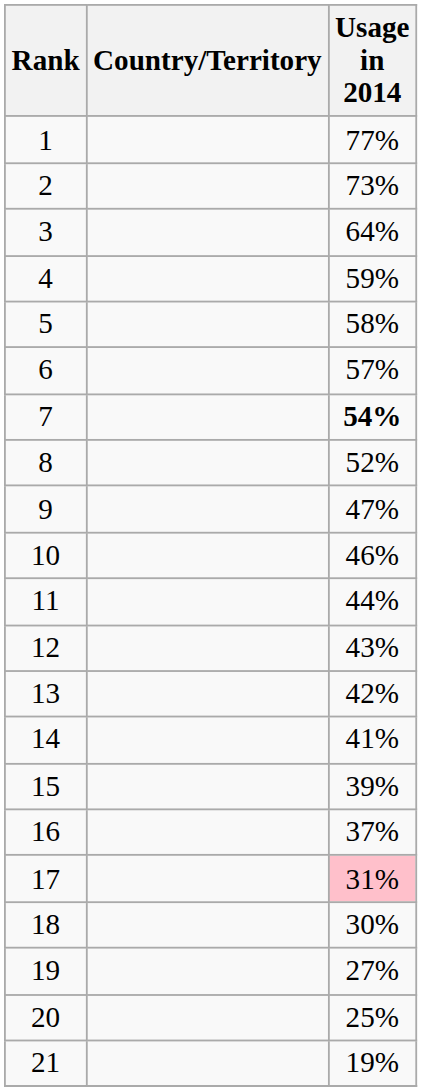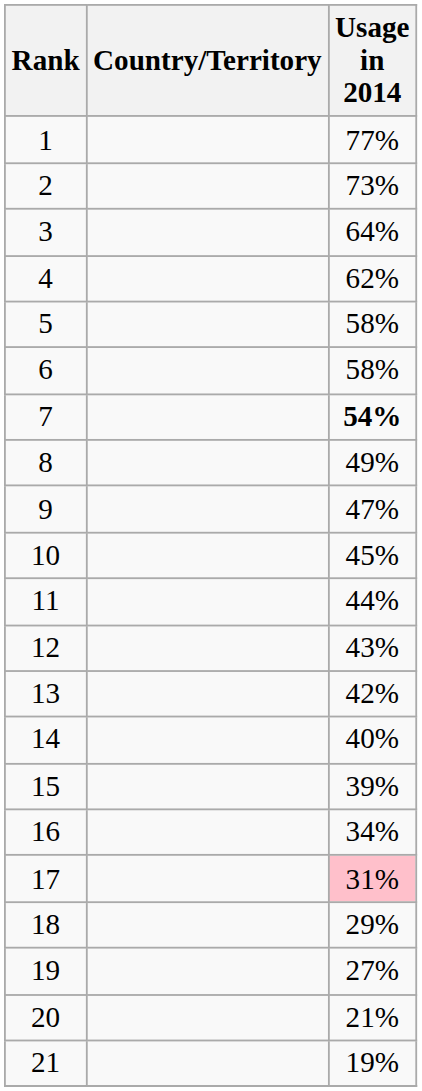(372, 277) 59% -> (372, 277) 62%
(372, 370) 57% -> (372, 370) 58%
(372, 462) 52% -> (372, 462) 49%
(372, 554) 46% -> (372, 554) 45%
(372, 739) 41% -> (372, 739) 40%
(372, 832) 37% -> (372, 832) 34%
(372, 924) 30% -> (372, 924) 29%
(372, 1016) 25% -> (372, 1016) 21%
